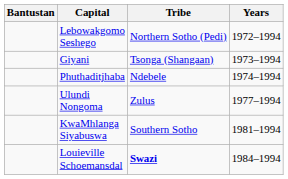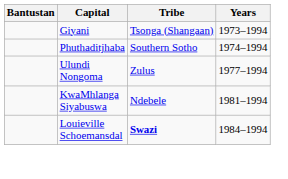- row: (92, 36)
(148, 77) Ndebele -> (164, 47) Southern Sotho
(164, 130) Southern Sotho -> (148, 100) Ndebele
